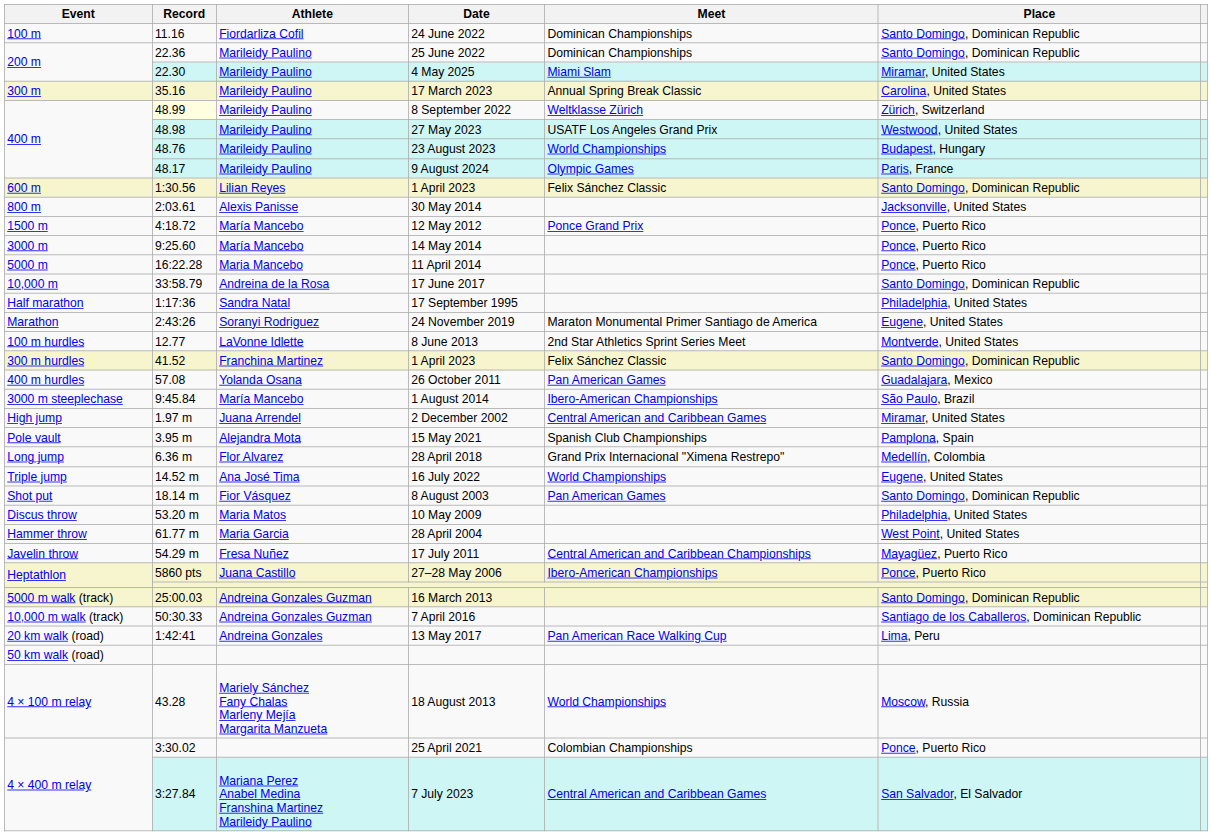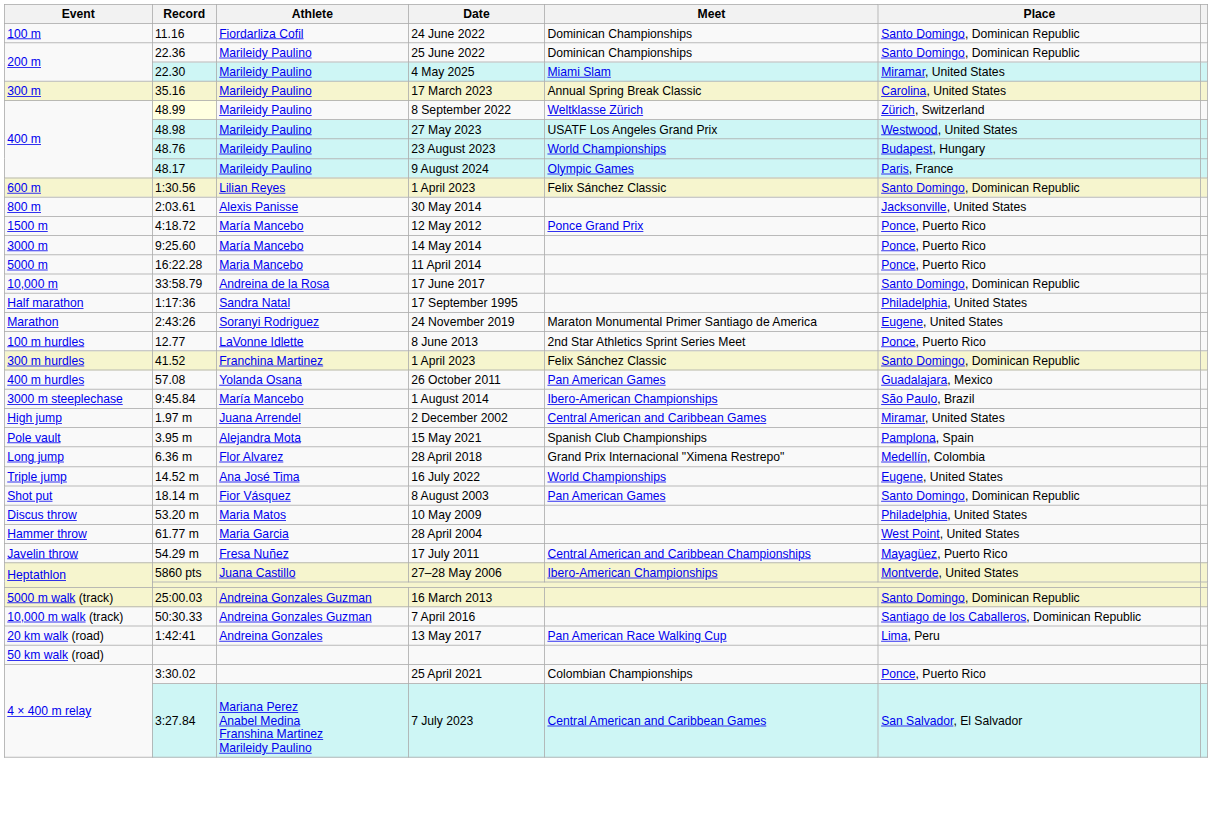(950, 341) Montverde, United States -> (933, 341) Ponce, Puerto Rico
(933, 572) Ponce, Puerto Rico -> (950, 572) Montverde, United States
- row: (49, 702)
